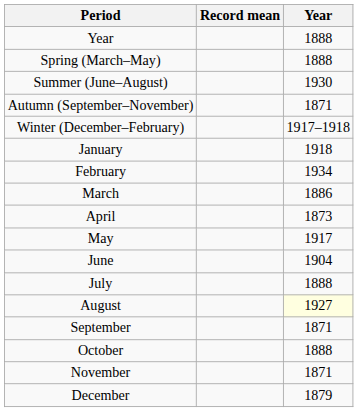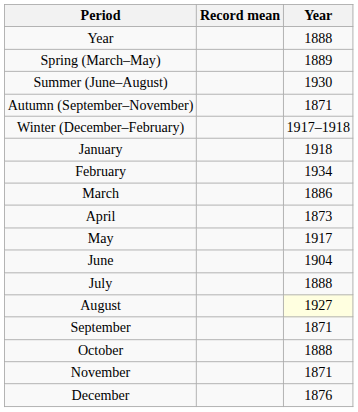(318, 60) 1888 -> (318, 60) 1889
(318, 395) 1879 -> (318, 395) 1876
